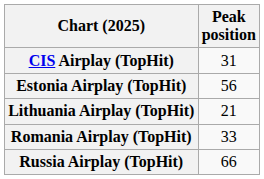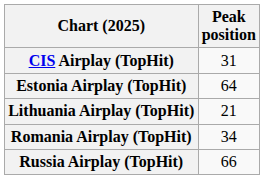(229, 85) 56 -> (229, 85) 64
(229, 136) 33 -> (229, 136) 34
